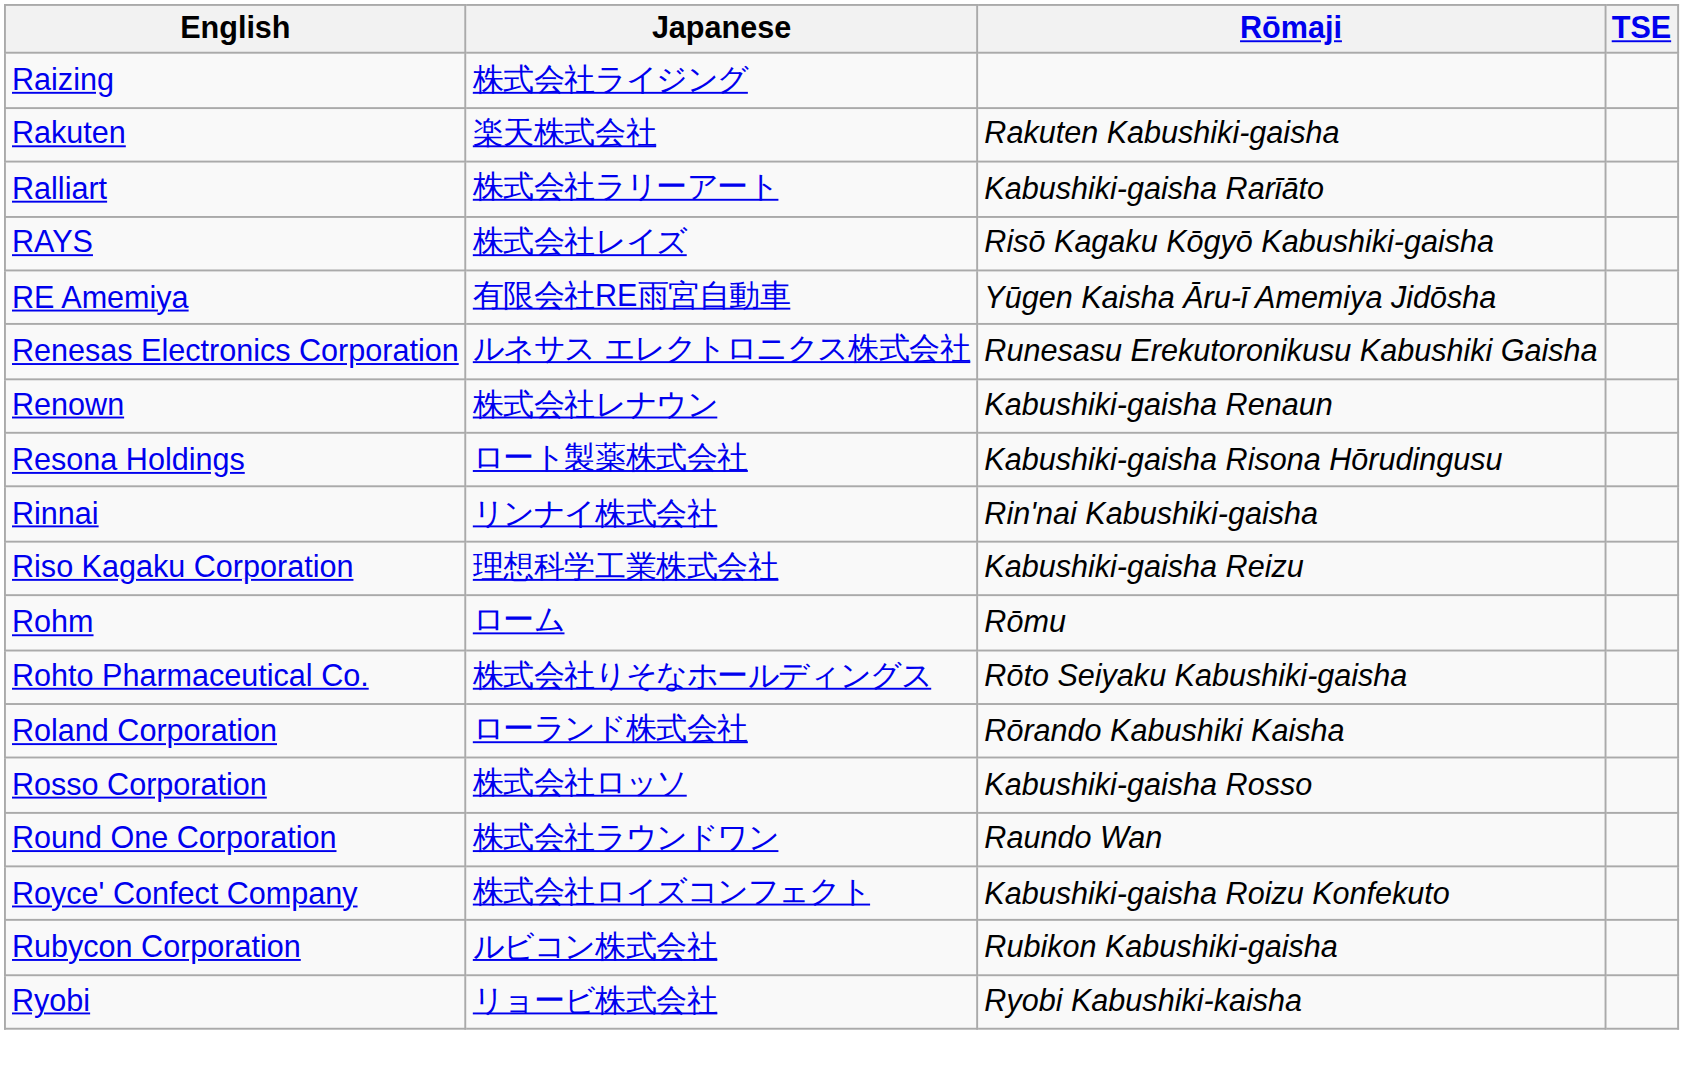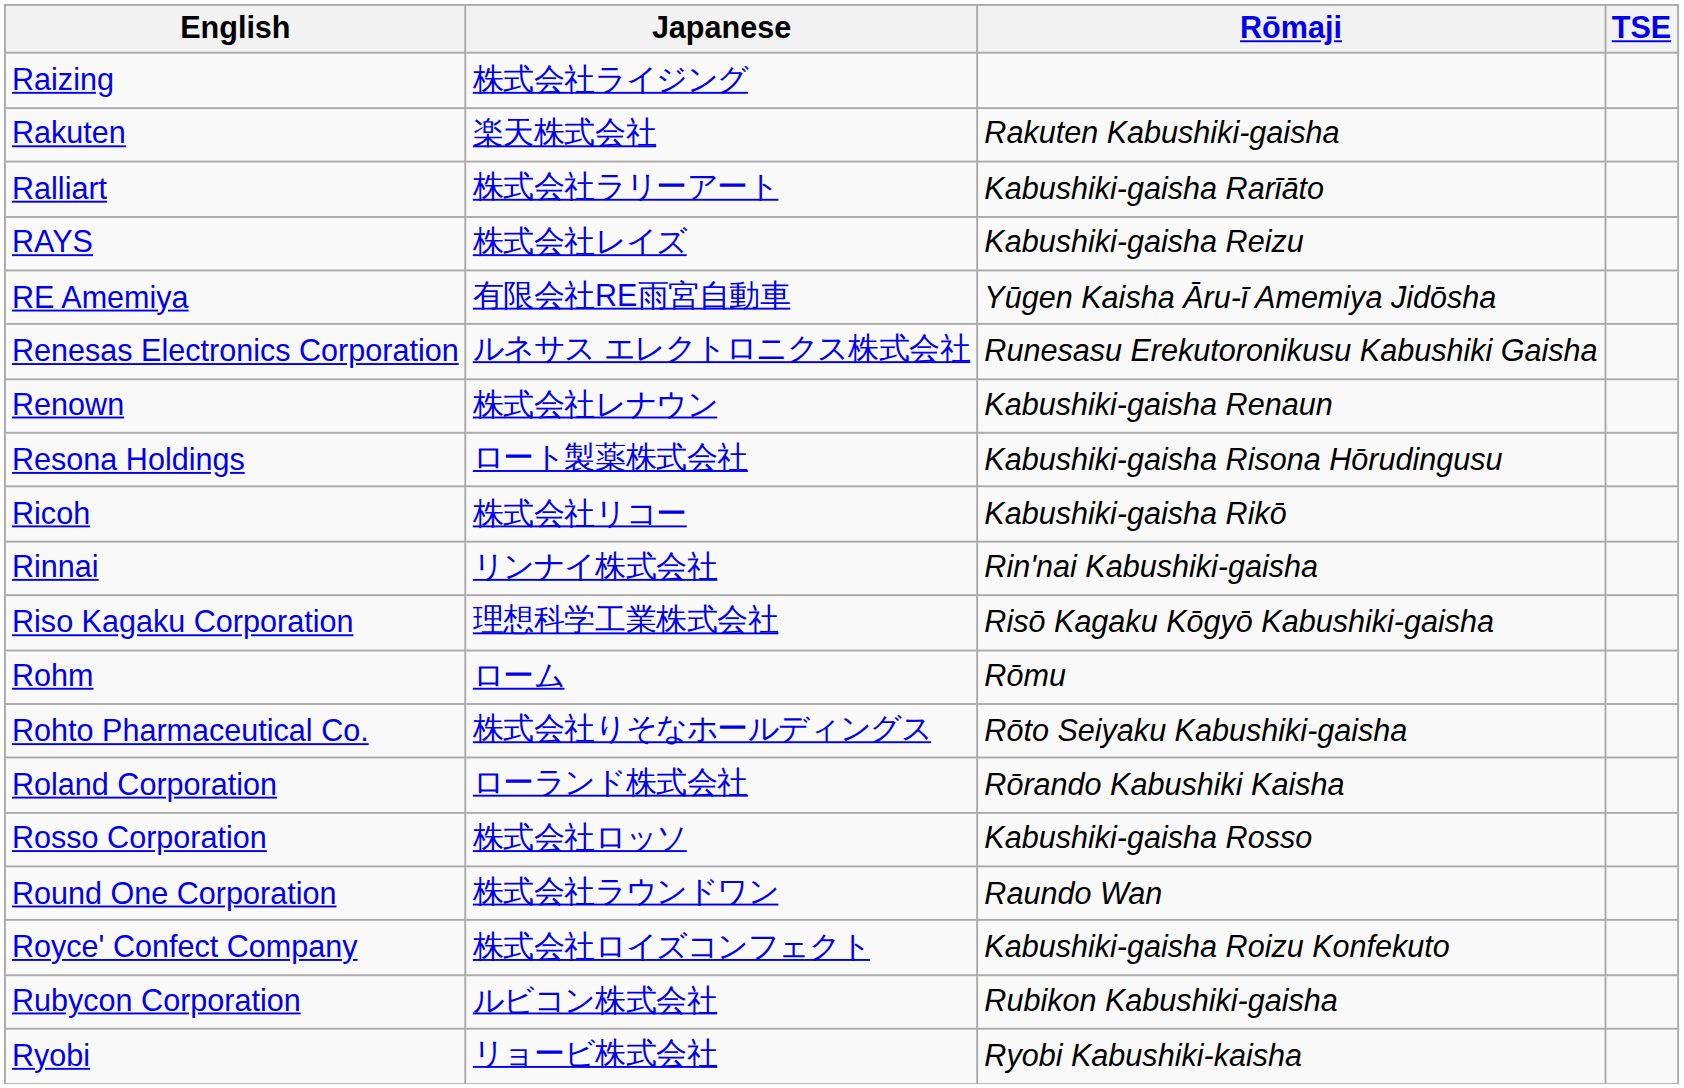(1239, 242) Risō Kagaku Kōgyō Kabushiki-gaisha -> (1144, 242) Kabushiki-gaisha Reizu
+ row: (51, 513)
(1144, 567) Kabushiki-gaisha Reizu -> (1239, 622) Risō Kagaku Kōgyō Kabushiki-gaisha
